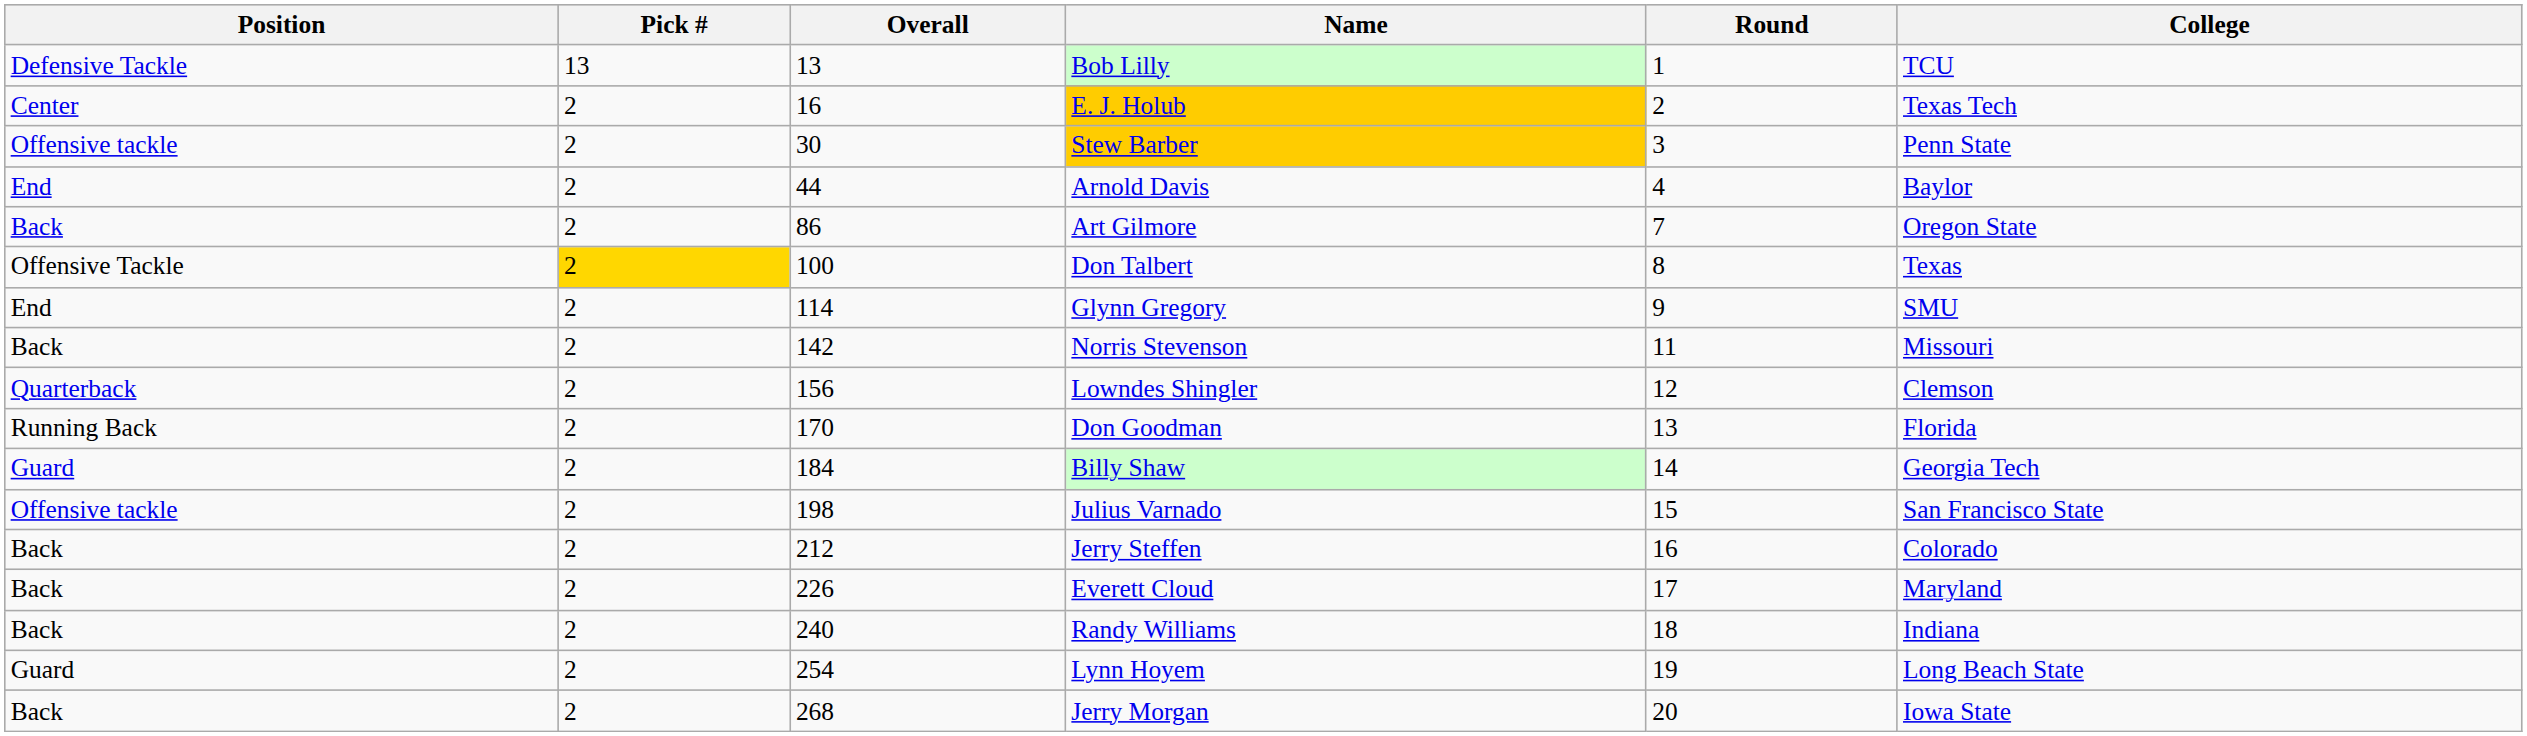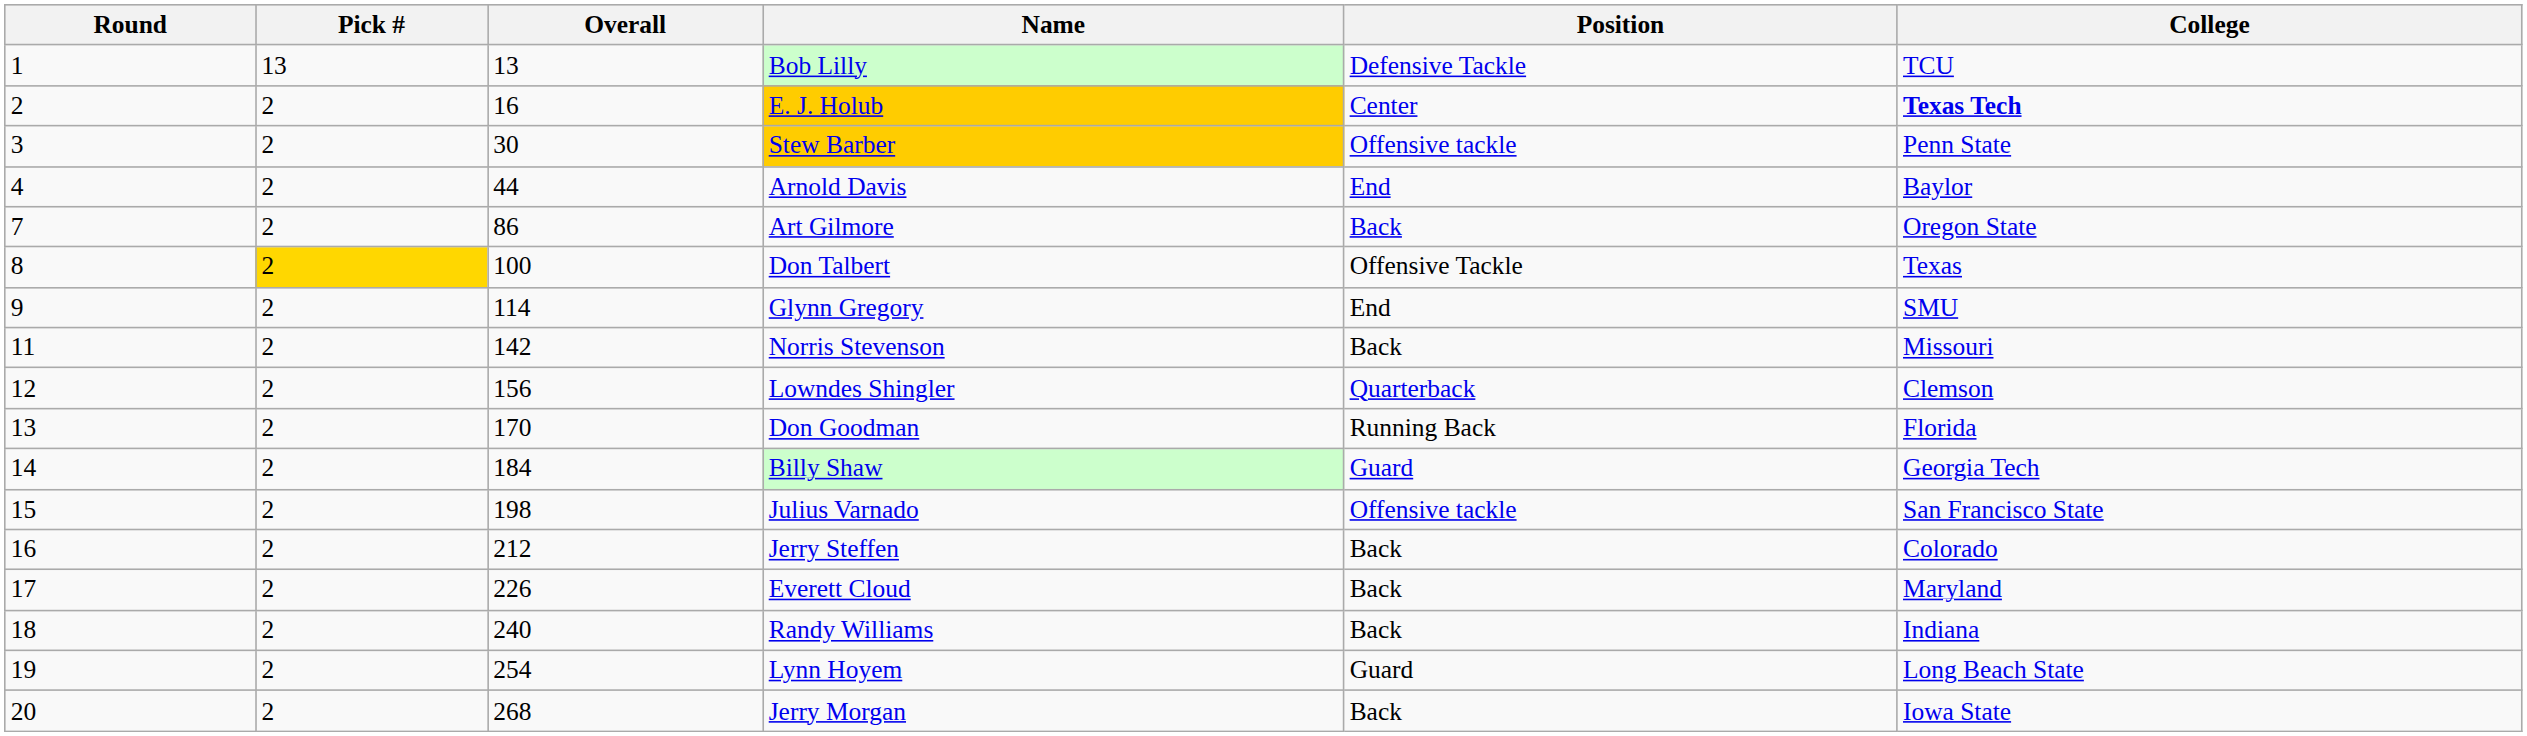columns swapped: (1772, 24) <-> (281, 24)
(1960, 105) normal -> (1962, 105) bold
